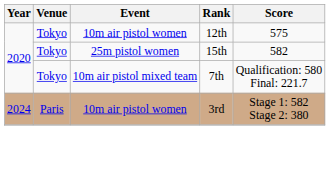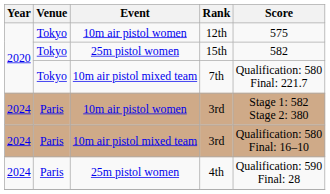+ row: (135, 141)
+ row: (135, 173)
